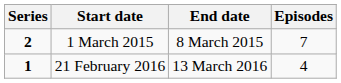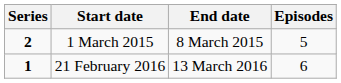(304, 41) 7 -> (304, 41) 5
(304, 66) 4 -> (304, 66) 6
